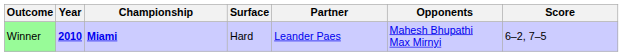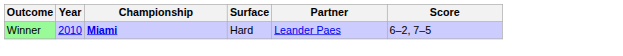- column: (445, 12)
(70, 36) bold -> (70, 30) normal
